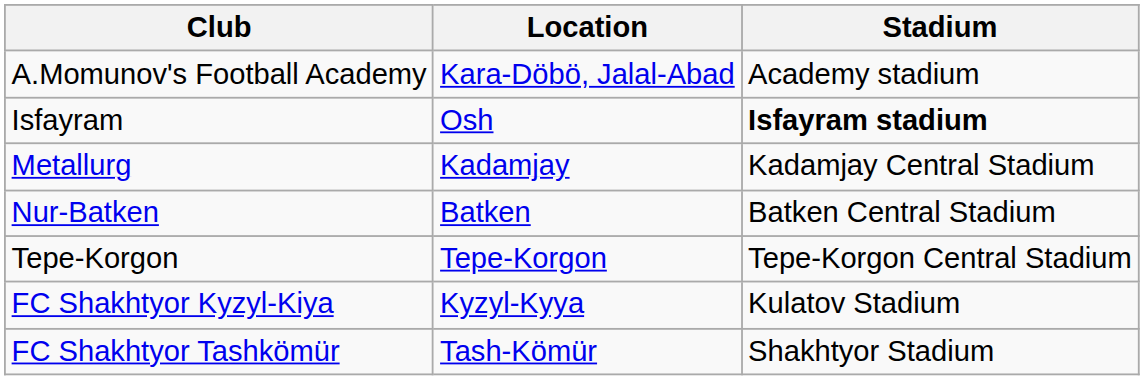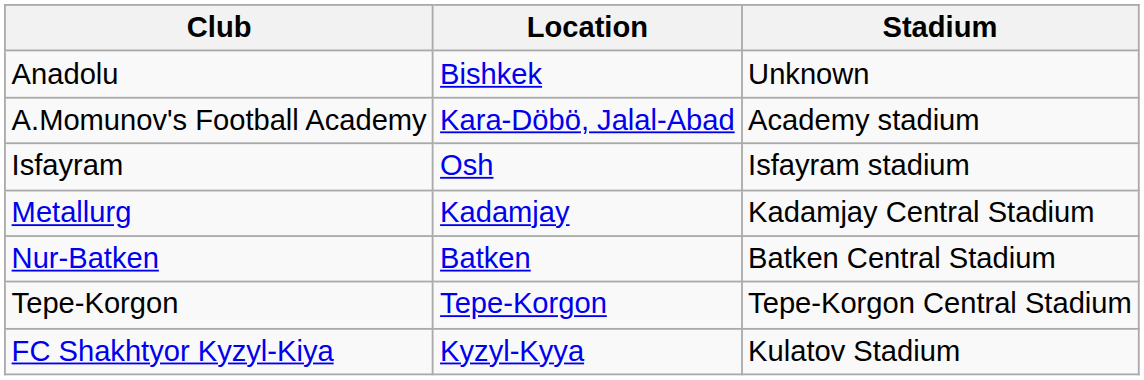+ row: (65, 73)
(868, 119) bold -> (859, 166) normal
- row: (176, 350)
